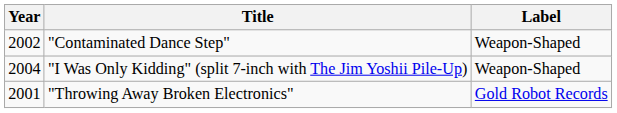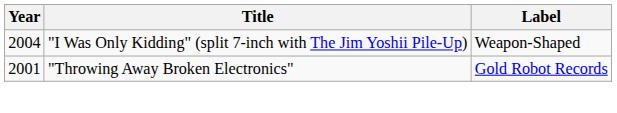- row: (139, 42)
